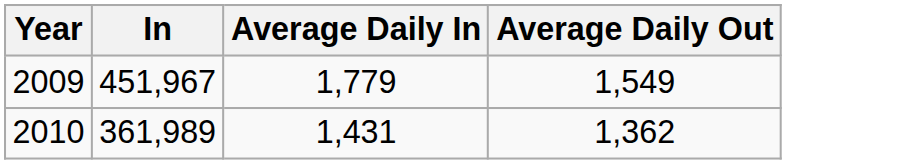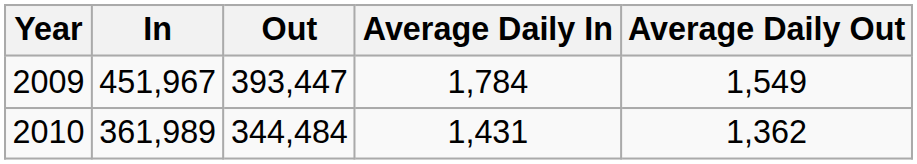+ column: (289, 30)
(356, 81) 1,779 -> (488, 81) 1,784
